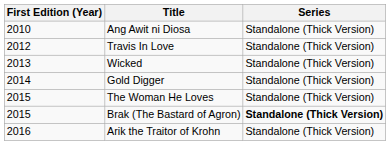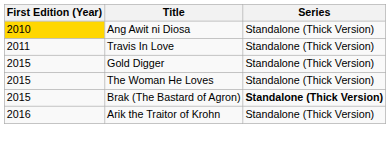(19, 30) no background -> (19, 30) gold background
(19, 47) 2012 -> (18, 47) 2011
- row: (125, 64)
(19, 81) 2014 -> (19, 64) 2015
